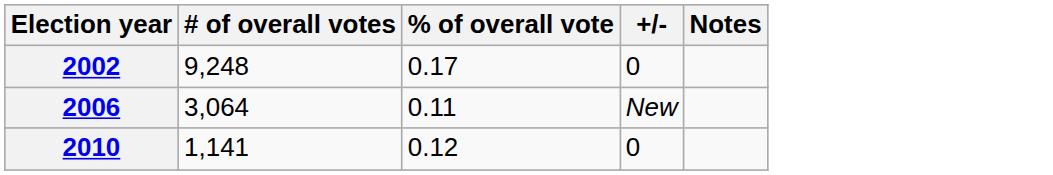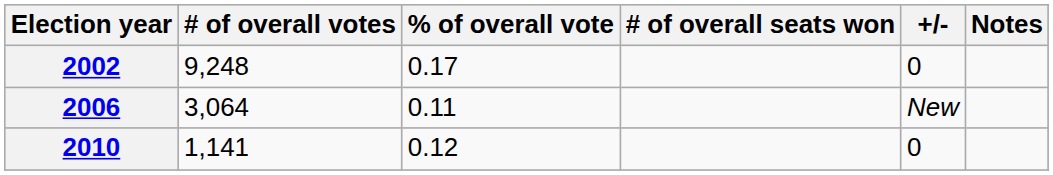+ column: (760, 25)
